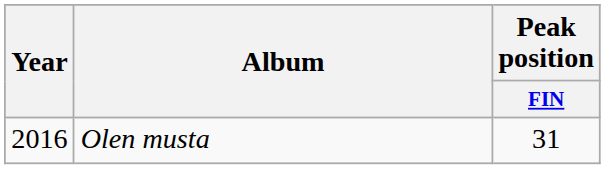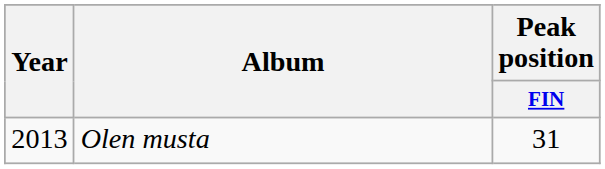(40, 139) 2016 -> (40, 139) 2013
